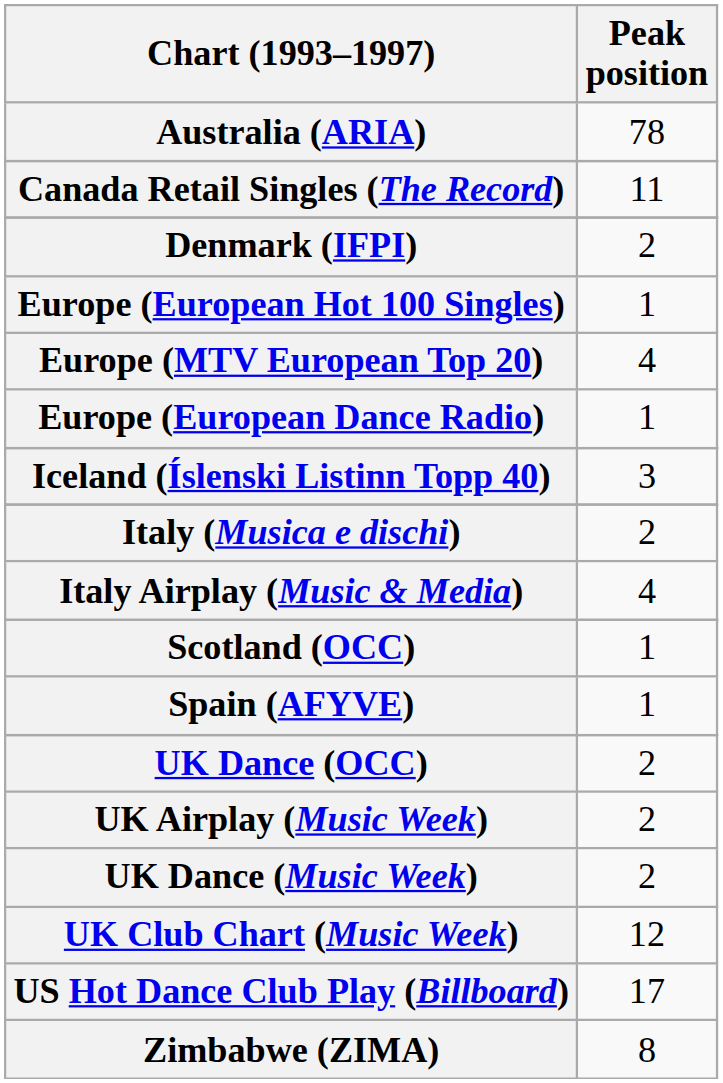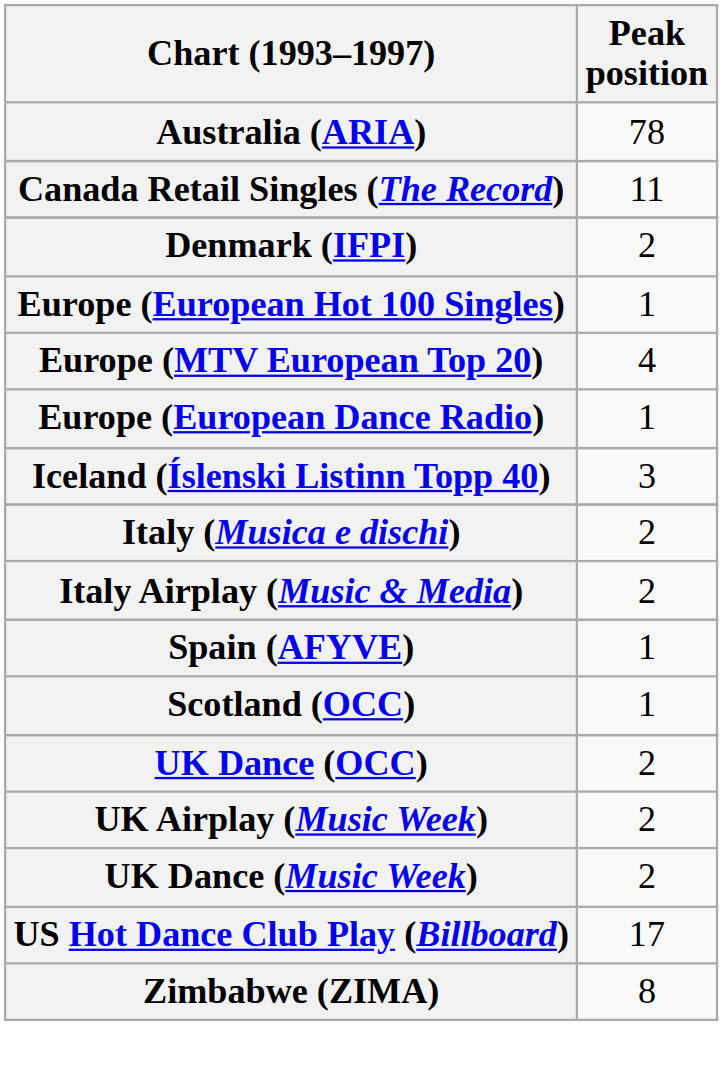(647, 589) 4 -> (647, 589) 2
rows swapped: (291, 647) <-> (291, 704)
- row: (291, 934)
